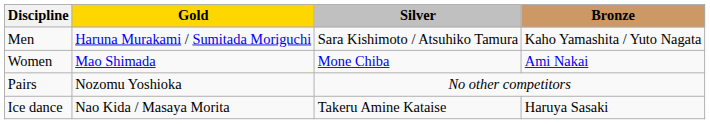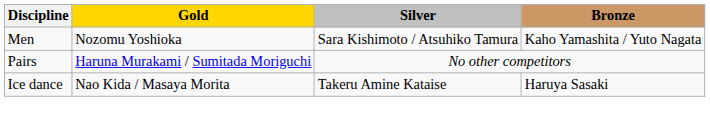(193, 38) Haruna Murakami / Sumitada Moriguchi -> (128, 38) Nozomu Yoshioka
- row: (30, 61)
(128, 84) Nozomu Yoshioka -> (193, 61) Haruna Murakami / Sumitada Moriguchi
